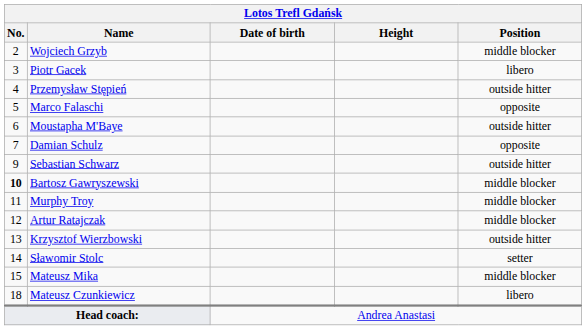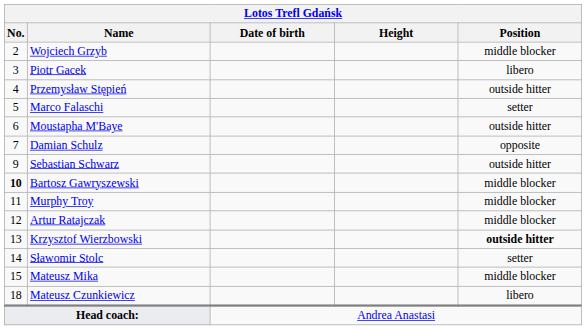(520, 107) opposite -> (520, 107) setter
(520, 239) normal -> (520, 239) bold
